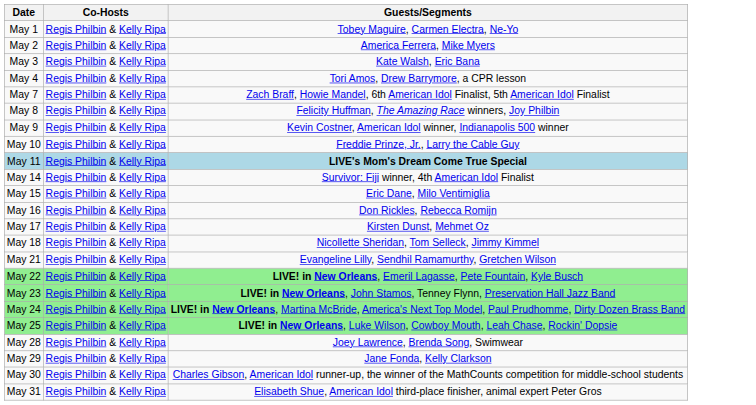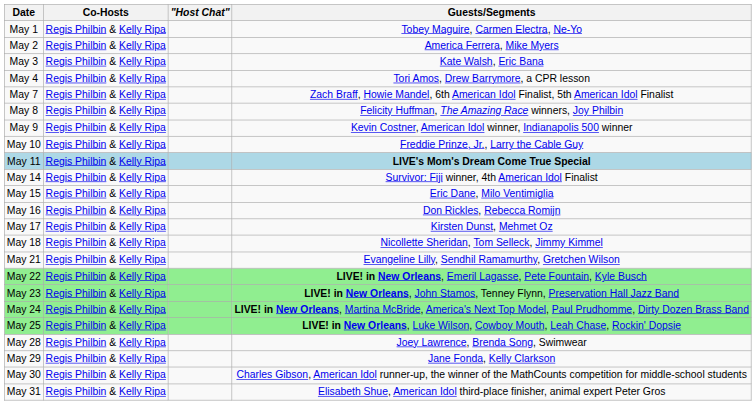+ column: (200, 12)
